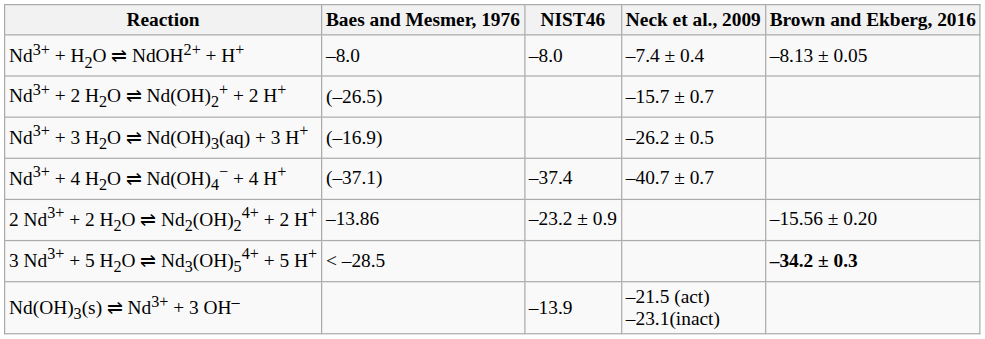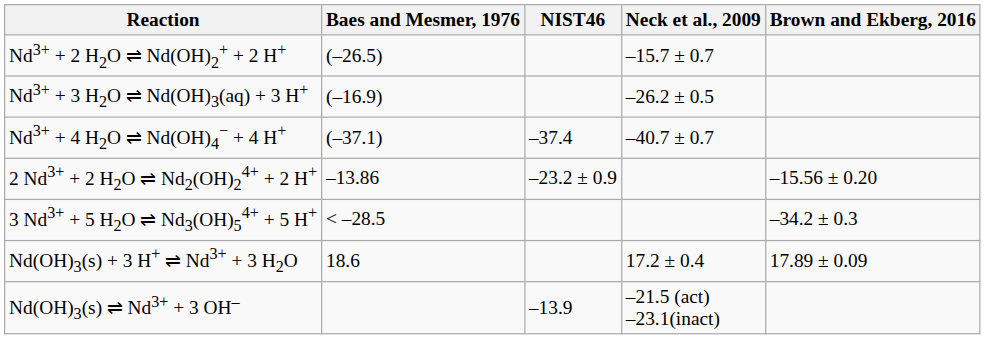- row: (127, 55)
(814, 260) bold -> (814, 219) normal
+ row: (153, 260)
